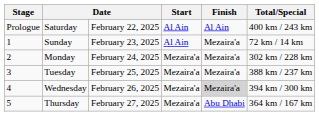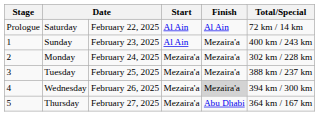(281, 26) 400 km / 243 km -> (276, 26) 72 km / 14 km
(276, 42) 72 km / 14 km -> (281, 42) 400 km / 243 km
